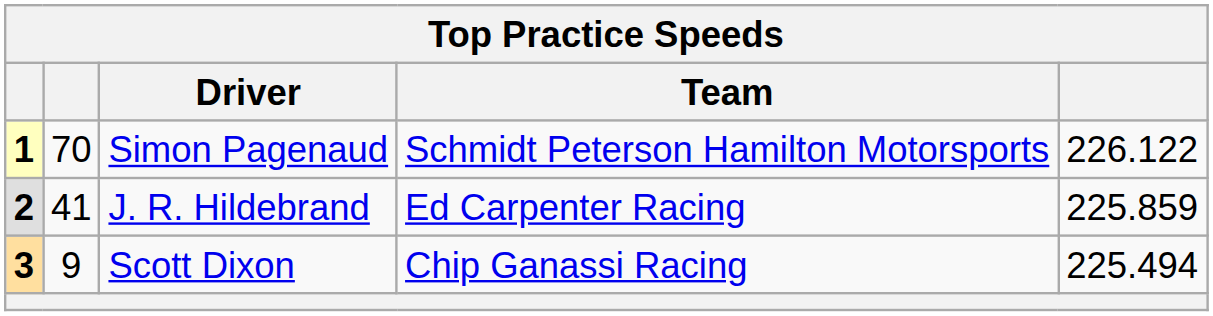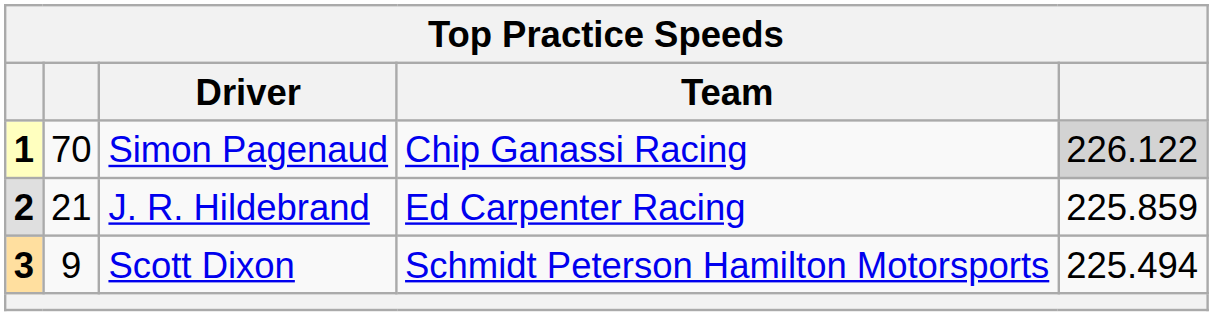(727, 150) Schmidt Peterson Hamilton Motorsports -> (576, 150) Chip Ganassi Racing
(1132, 150) no background -> (1132, 150) lightgrey background
(71, 208) 41 -> (71, 208) 21
(576, 265) Chip Ganassi Racing -> (727, 265) Schmidt Peterson Hamilton Motorsports
